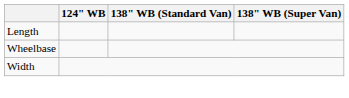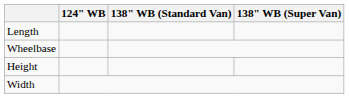+ row: (22, 66)
